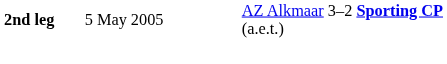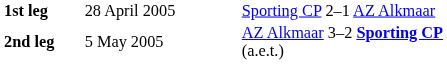+ row: (26, 10)
